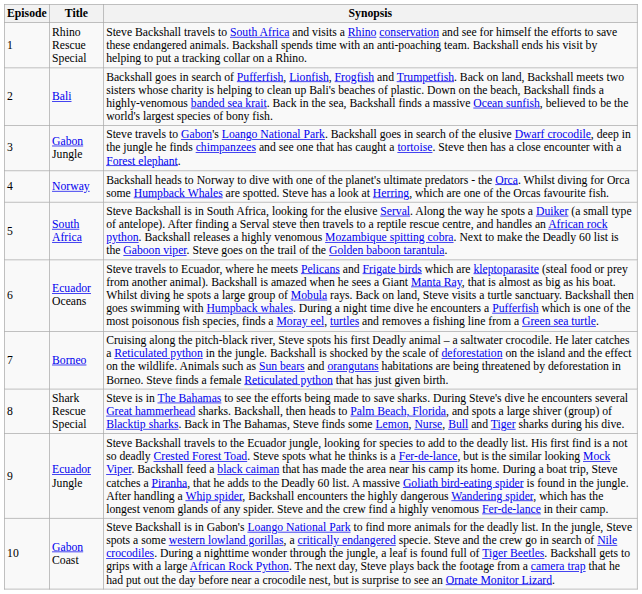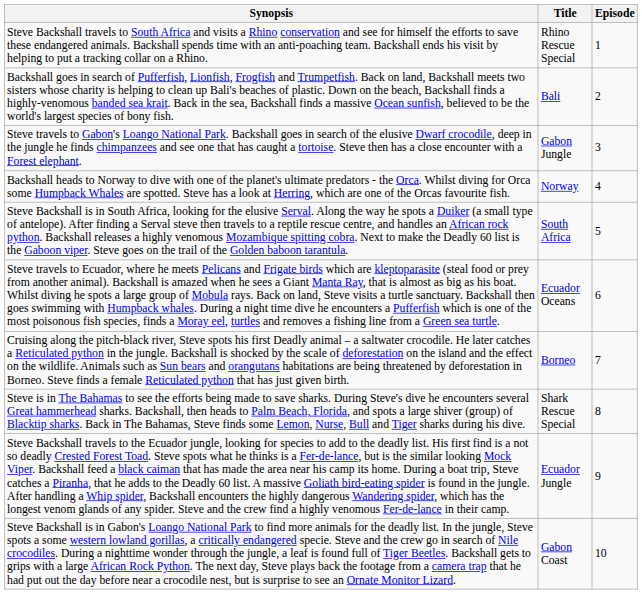columns swapped: (27, 13) <-> (370, 13)
